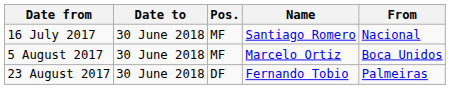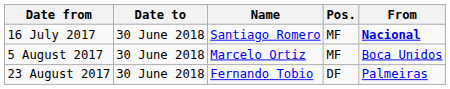columns swapped: (225, 14) <-> (301, 14)
(391, 34) normal -> (391, 34) bold
